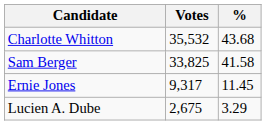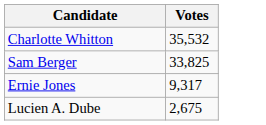- column: (240, 16)
